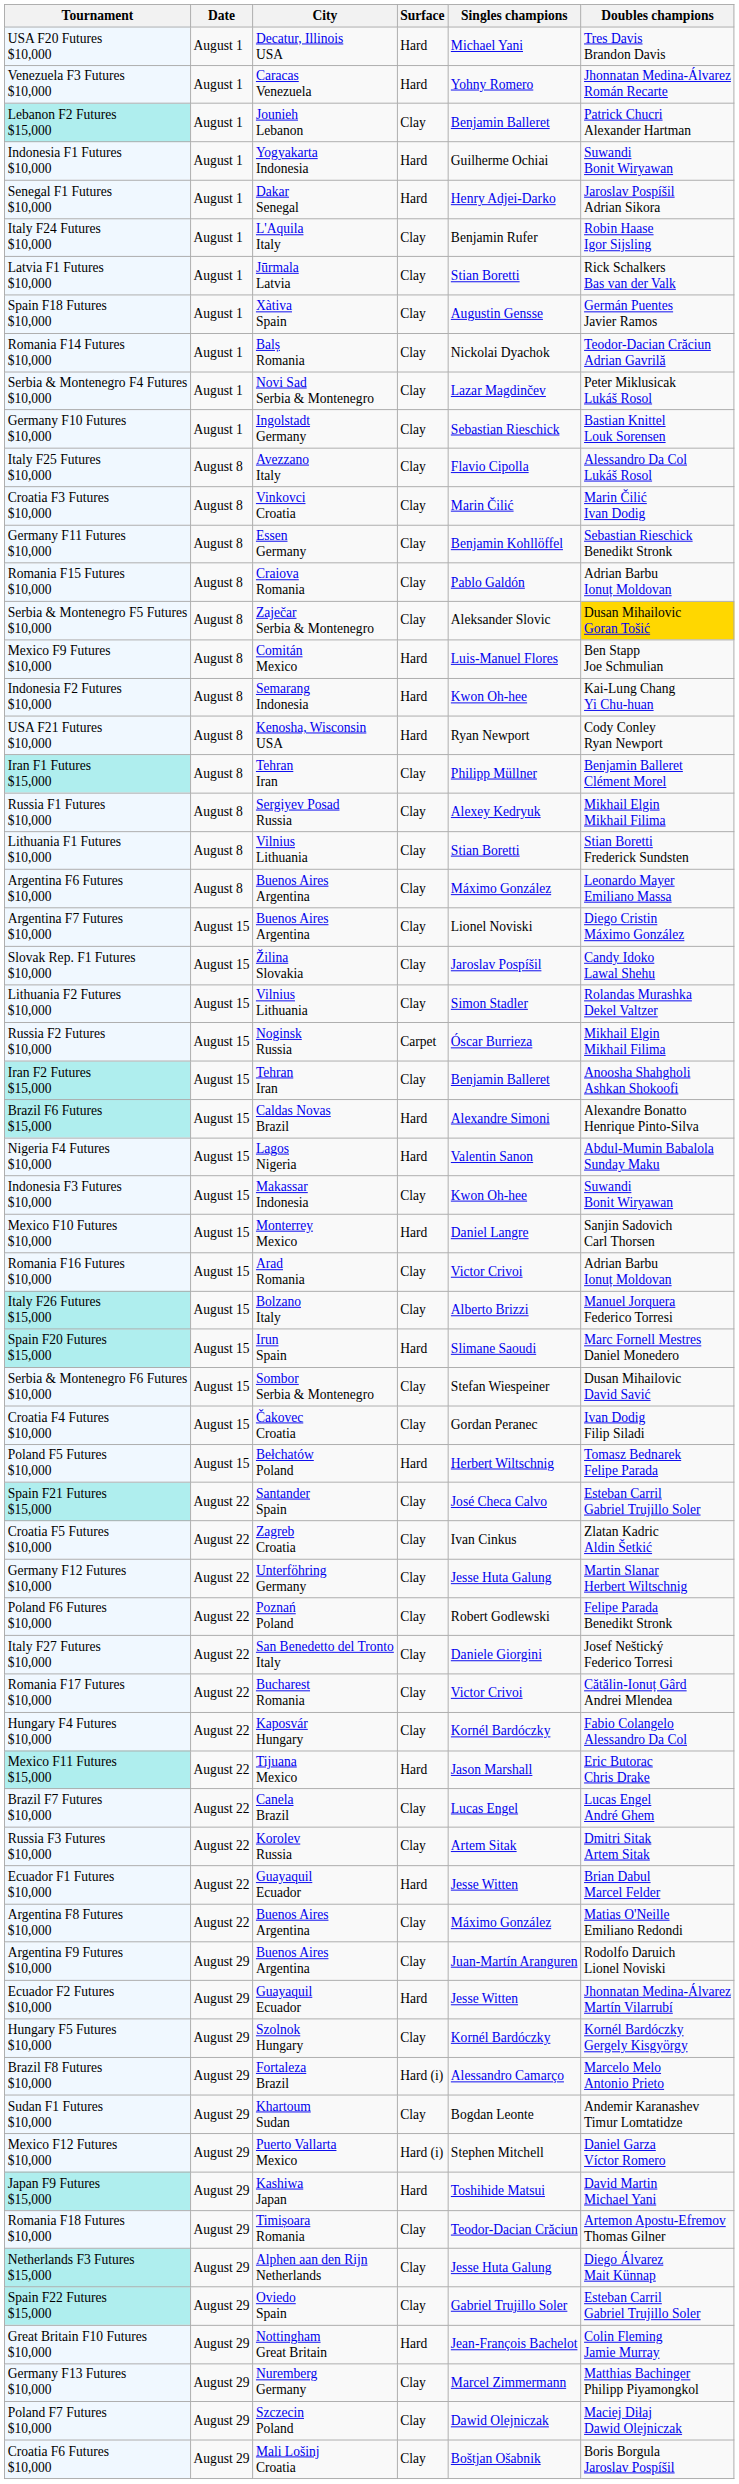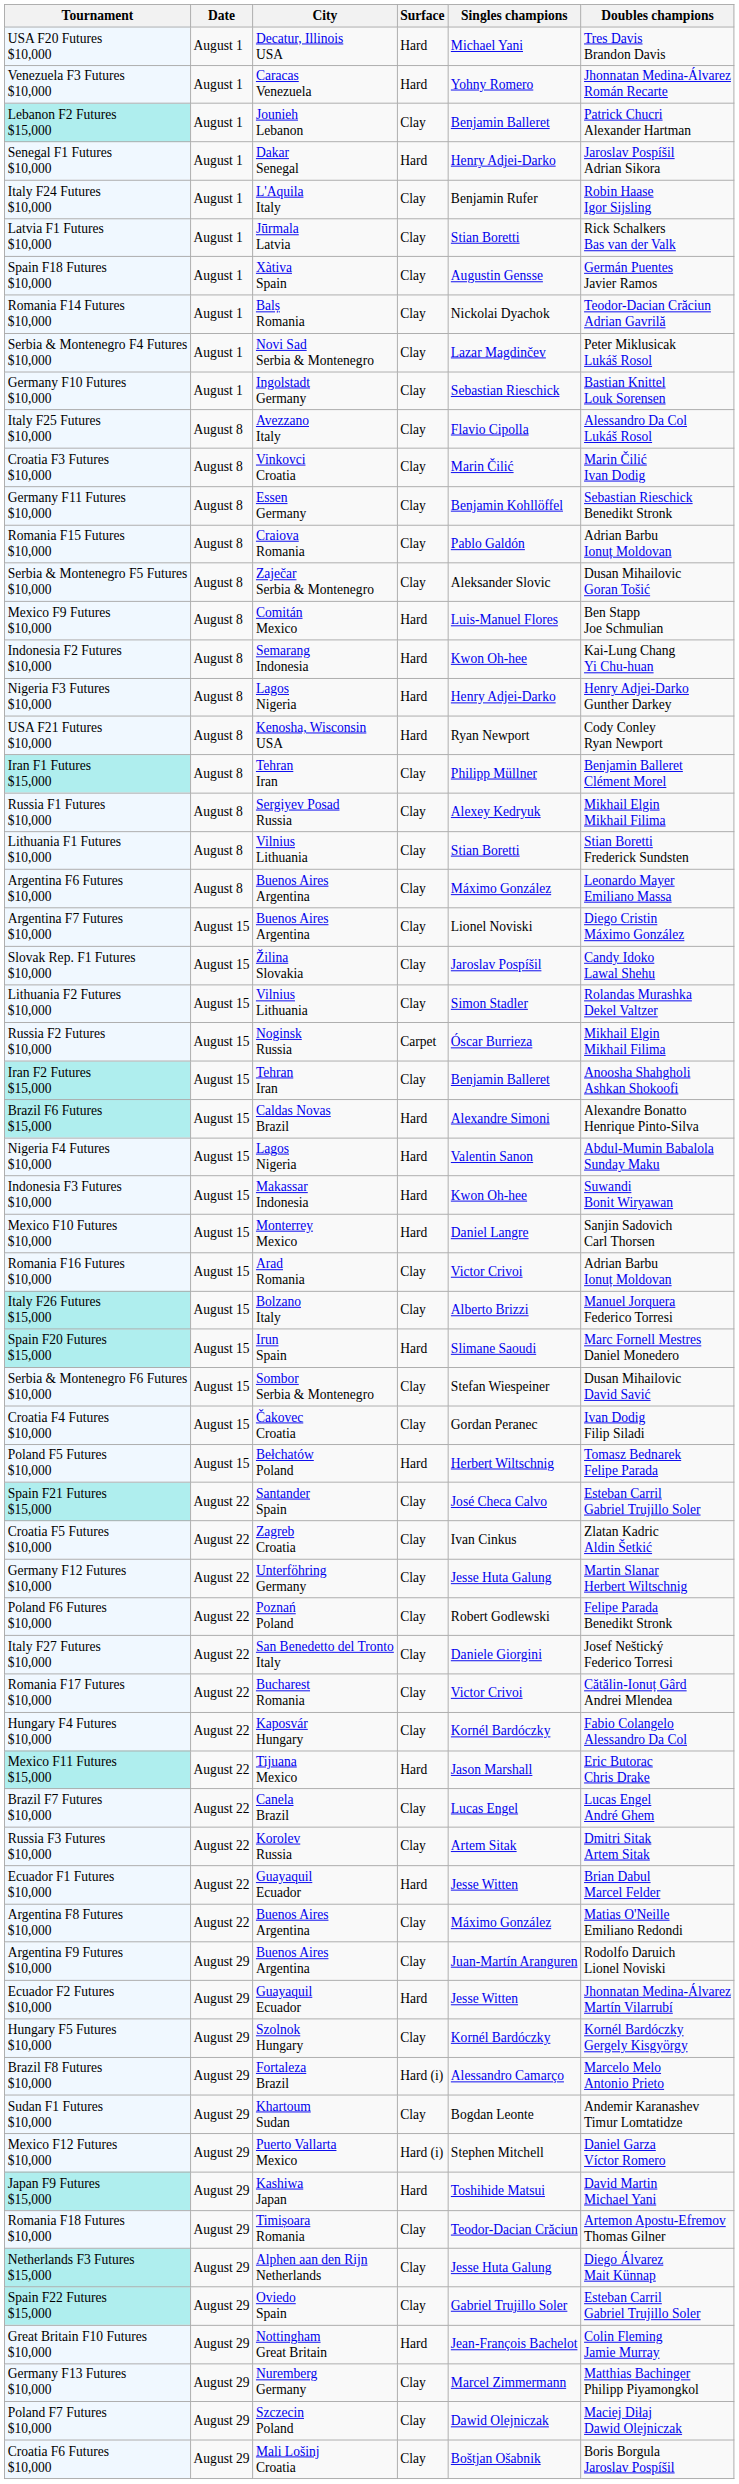- row: (65, 161)
(633, 620) gold background -> (633, 582) no background
+ row: (59, 697)
(413, 1195) Clay -> (414, 1195) Hard
